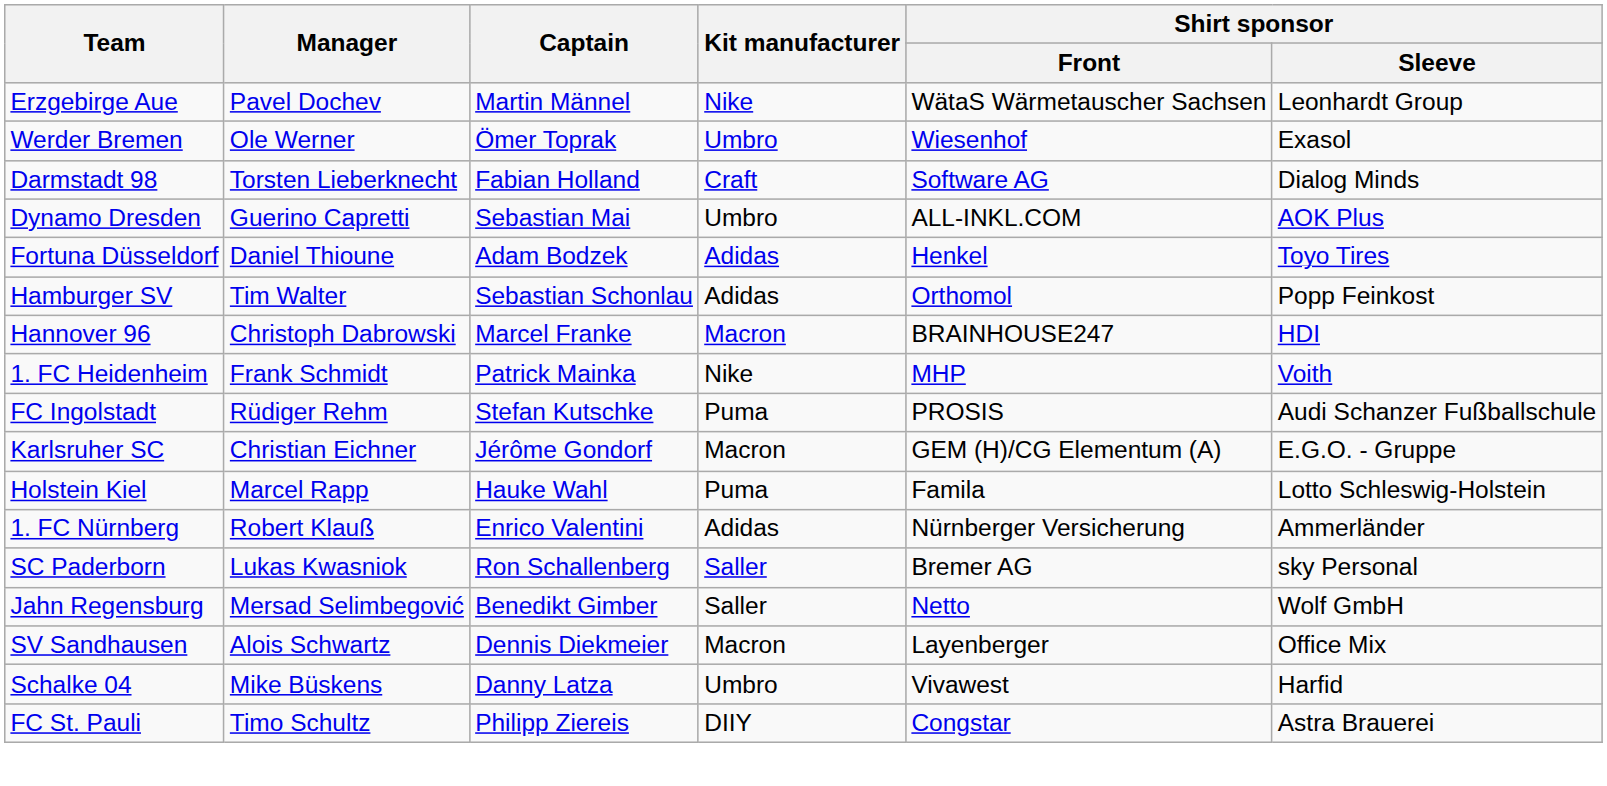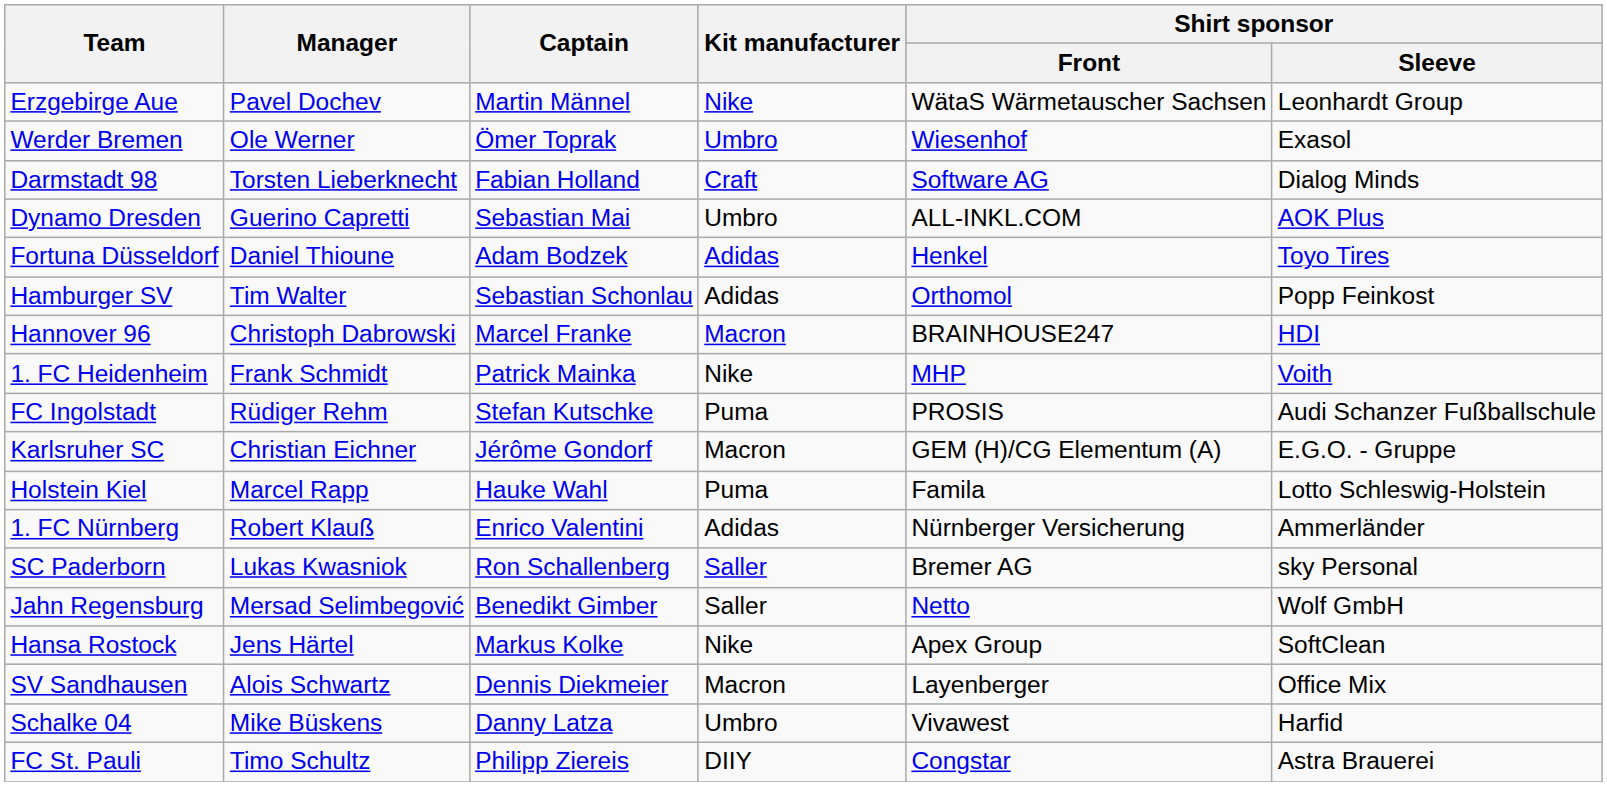+ row: (93, 645)
